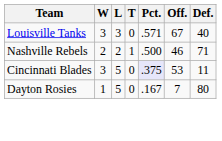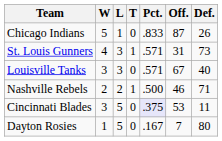+ row: (46, 32)
+ row: (50, 51)
